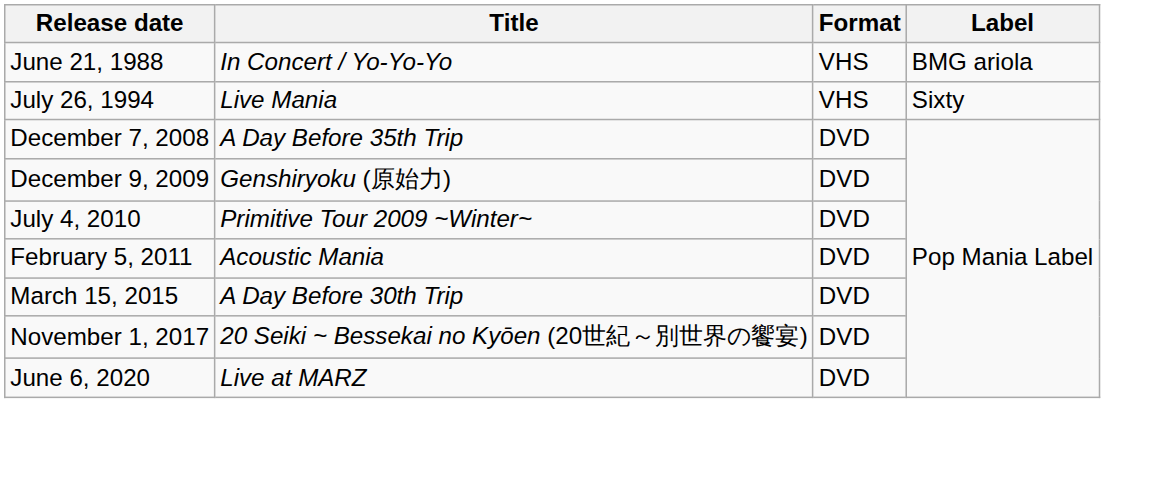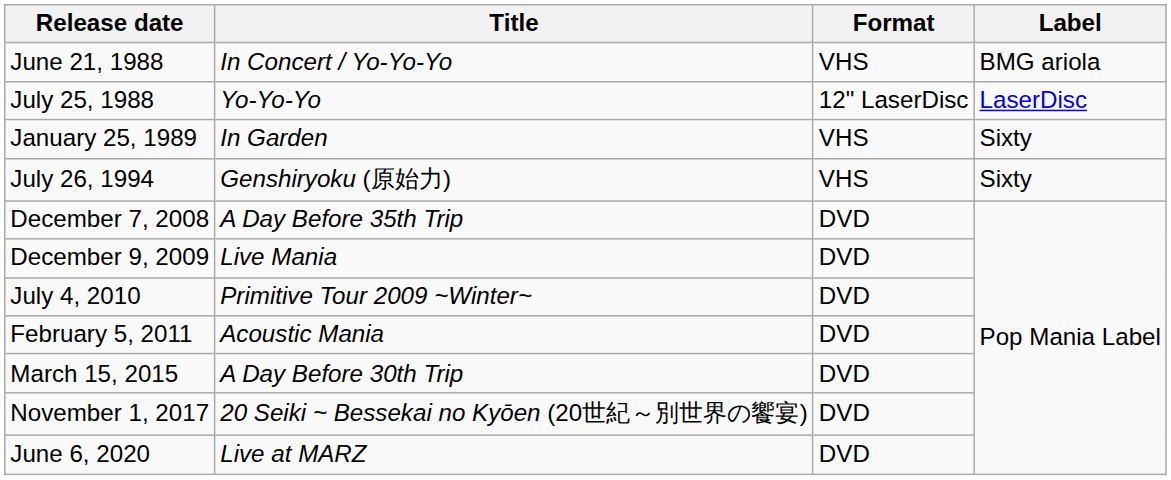+ row: (82, 100)
+ row: (104, 138)
(279, 100) Live Mania -> (336, 178) Genshiryoku (原始力)
(336, 178) Genshiryoku (原始力) -> (279, 258) Live Mania
